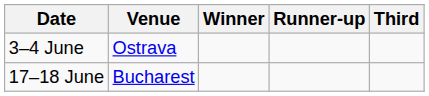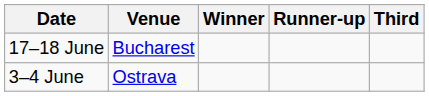rows swapped: (46, 47) <-> (56, 76)
